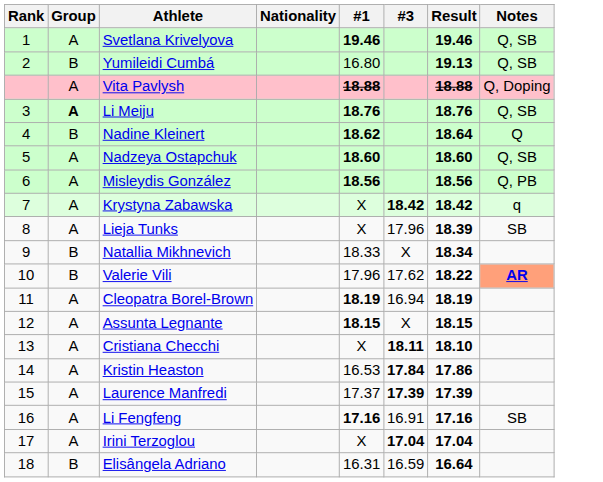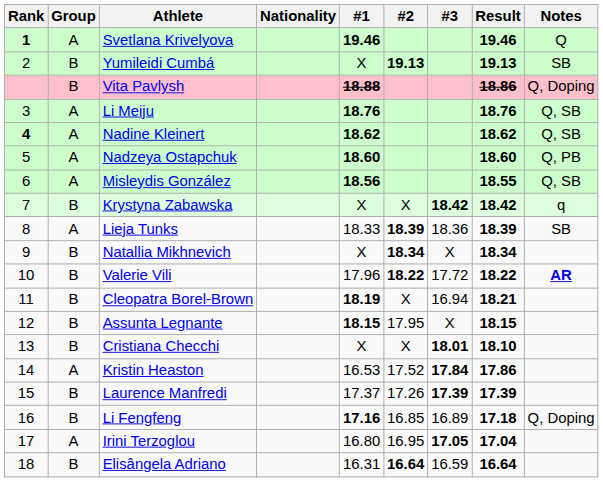+ column: (406, 16)
(26, 39) normal -> (26, 39) bold
(517, 39) Q, SB -> (561, 39) Q
(362, 63) 16.80 -> (362, 63) X
(517, 63) Q, SB -> (561, 63) SB
(73, 87) A -> (73, 87) B
(454, 87) 18.88 -> (498, 87) 18.86
(73, 110) bold -> (73, 110) normal
(26, 134) normal -> (26, 134) bold
(73, 134) B -> (73, 134) A
(454, 134) 18.64 -> (498, 134) 18.62
(517, 134) Q -> (561, 134) Q, SB
(517, 157) Q, SB -> (561, 157) Q, PB
(454, 181) 18.56 -> (498, 181) 18.55
(517, 181) Q, PB -> (561, 181) Q, SB
(73, 205) A -> (73, 205) B
(362, 228) X -> (362, 228) 18.33
(406, 228) 17.96 -> (450, 228) 18.36
(362, 252) 18.33 -> (362, 252) X
(406, 275) 17.62 -> (450, 275) 17.72
(517, 275) lightsalmon background -> (561, 275) no background
(73, 299) A -> (73, 299) B
(454, 299) 18.19 -> (498, 299) 18.21
(73, 323) A -> (73, 323) B
(73, 346) A -> (73, 346) B
(406, 346) 18.11 -> (450, 346) 18.01
(73, 393) A -> (73, 393) B
(73, 417) A -> (73, 417) B
(406, 417) 16.91 -> (450, 417) 16.89
(454, 417) 17.16 -> (498, 417) 17.18
(517, 417) SB -> (561, 417) Q, Doping
(362, 441) X -> (362, 441) 16.80
(406, 441) 17.04 -> (450, 441) 17.05
